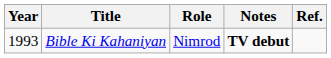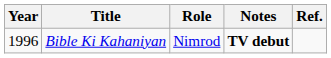(23, 40) 1993 -> (23, 40) 1996
